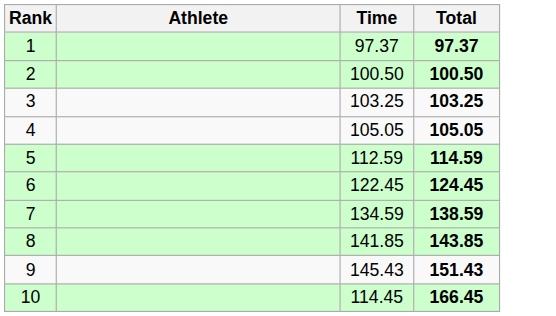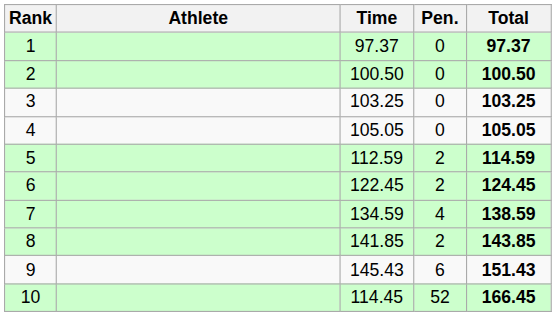+ column: (440, 18)
